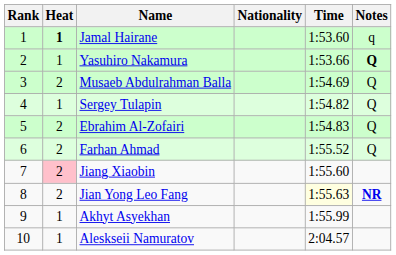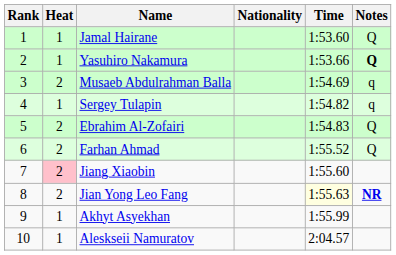(59, 38) bold -> (59, 38) normal
(372, 38) q -> (372, 38) Q
(372, 82) Q -> (372, 82) q
(372, 105) Q -> (372, 105) q
